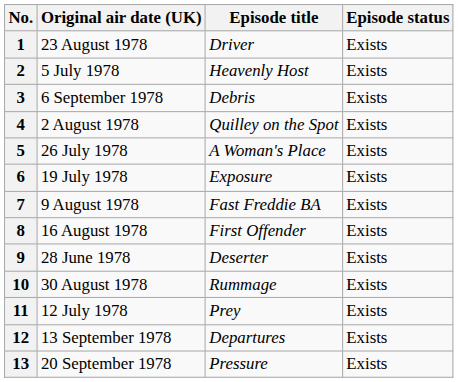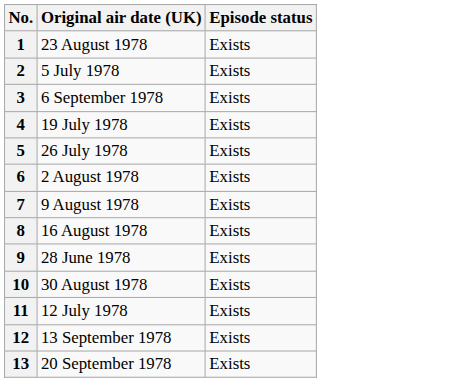- column: (274, 17)
(90, 124) 2 August 1978 -> (84, 124) 19 July 1978
(84, 177) 19 July 1978 -> (90, 177) 2 August 1978
